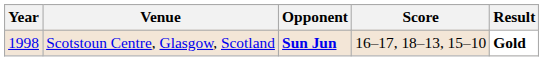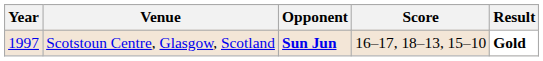(24, 43) 1998 -> (24, 43) 1997
